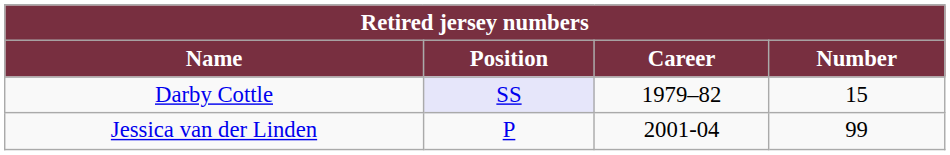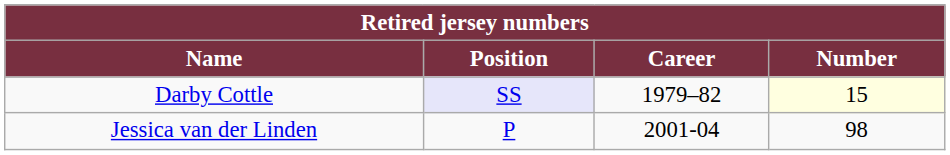(857, 94) no background -> (857, 94) lightyellow background
(857, 130) 99 -> (857, 130) 98
